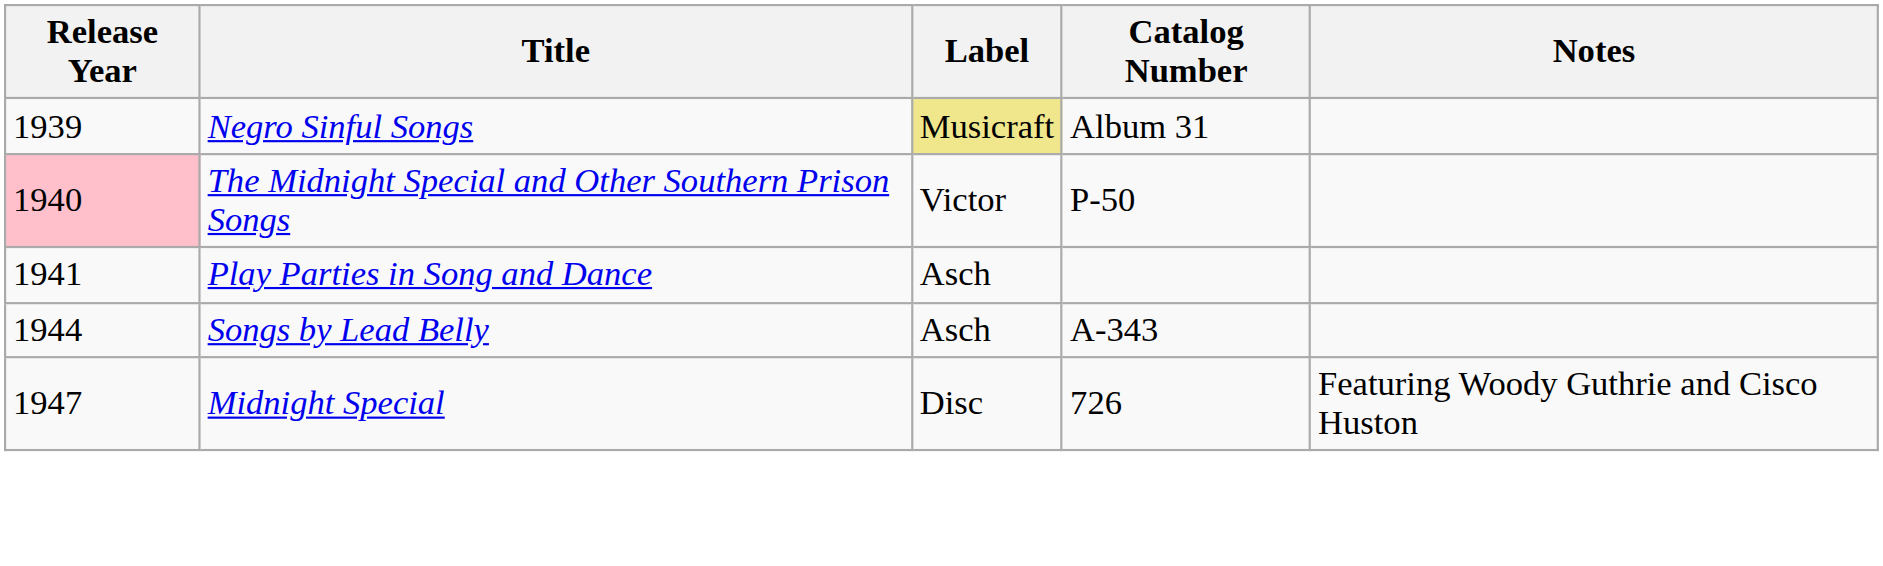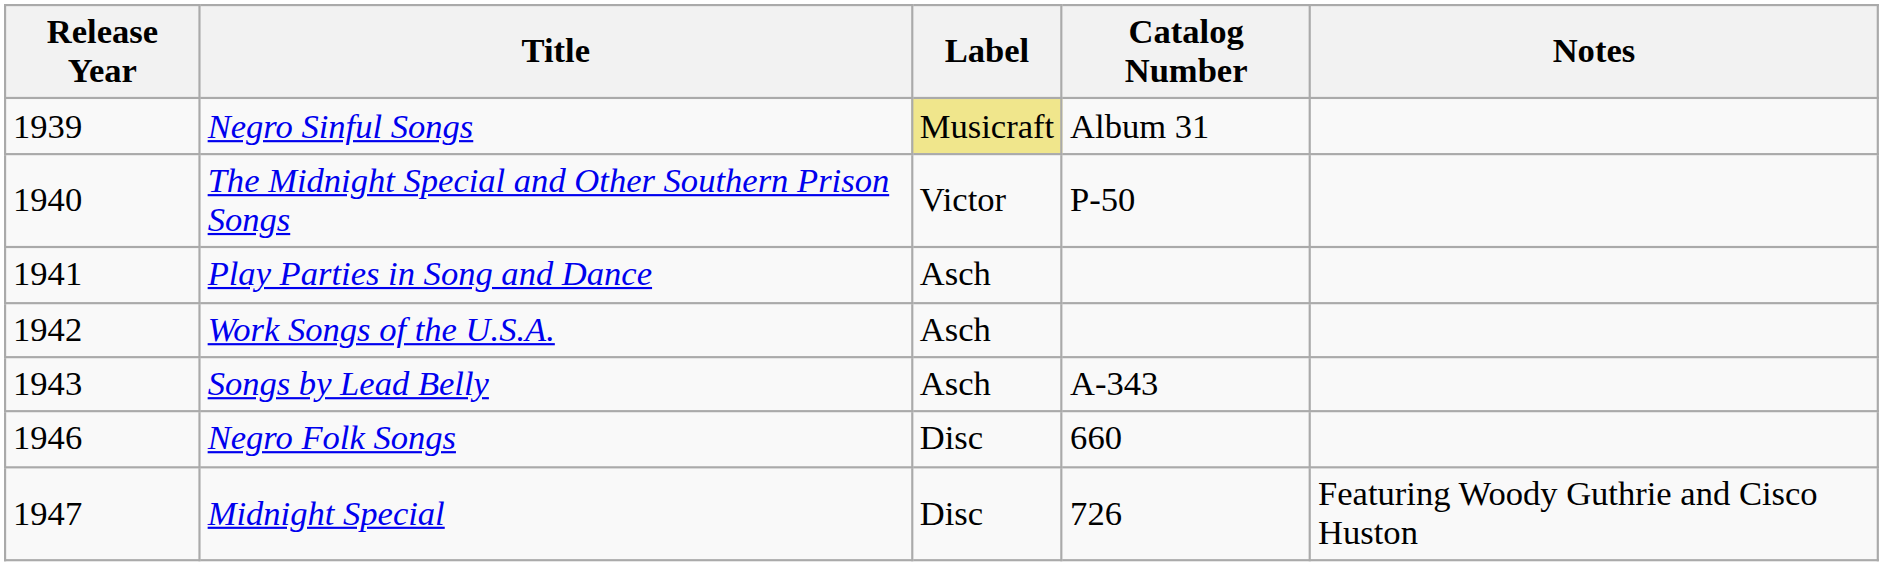(48, 199) pink background -> (48, 199) no background
+ row: (381, 328)
(48, 328) 1944 -> (48, 383) 1943
+ row: (332, 438)
